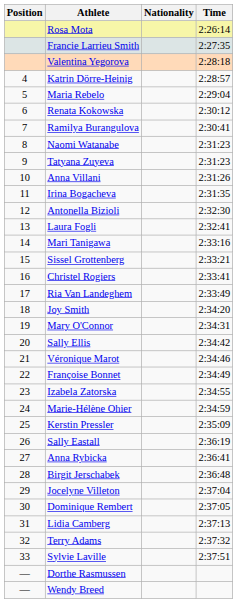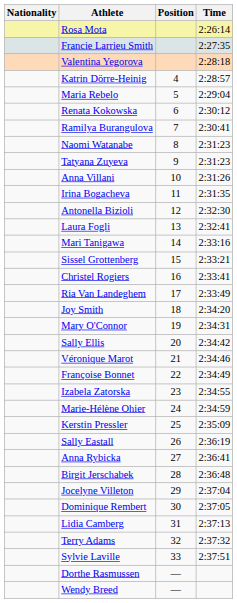columns swapped: (25, 12) <-> (169, 12)
